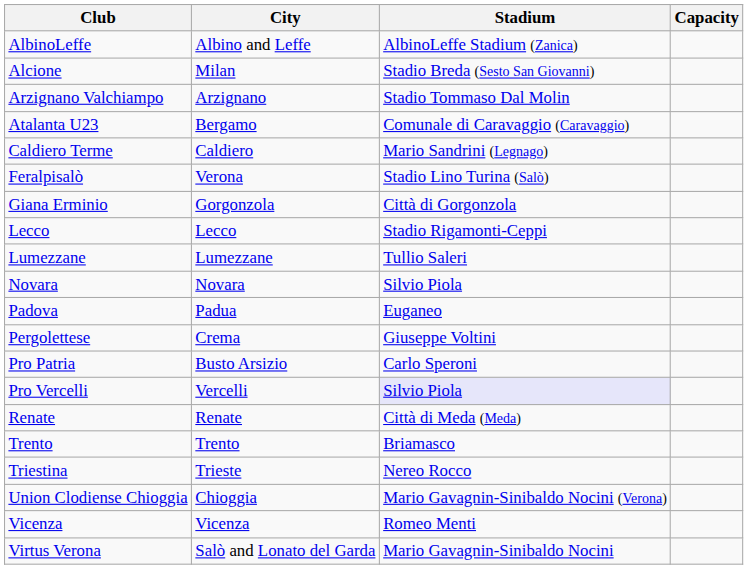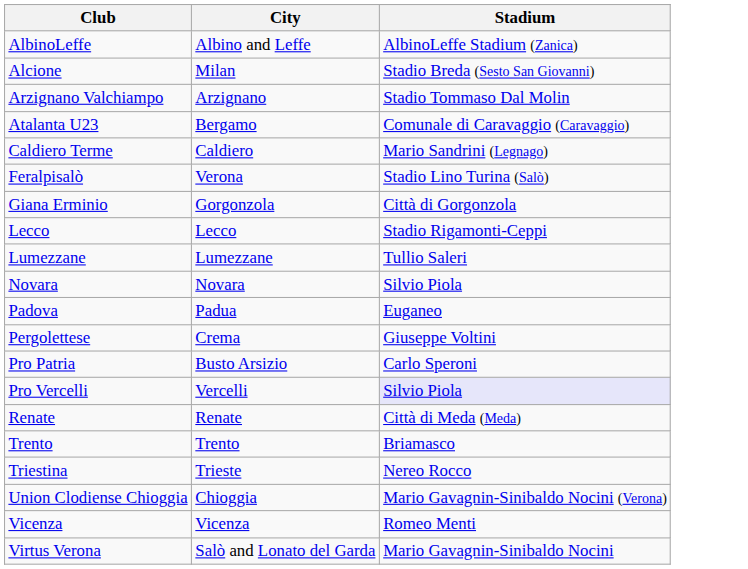- column: (707, 17)
